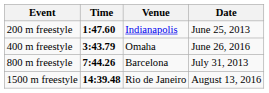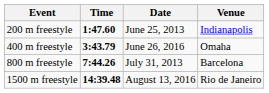columns swapped: (156, 12) <-> (226, 12)
